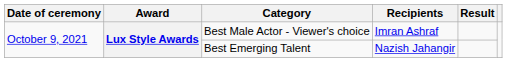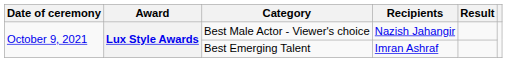(407, 31) Imran Ashraf -> (415, 31) Nazish Jahangir
(415, 48) Nazish Jahangir -> (407, 48) Imran Ashraf
